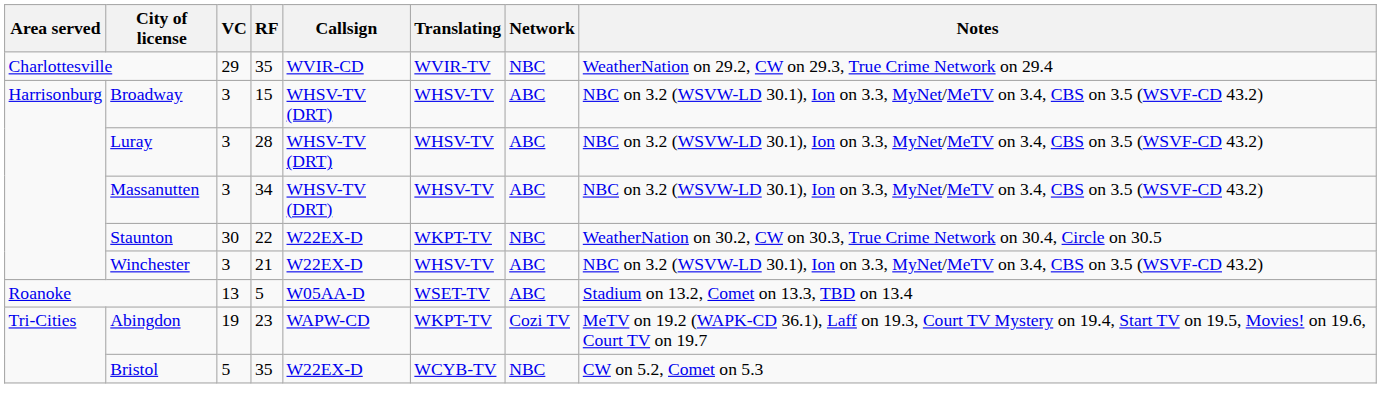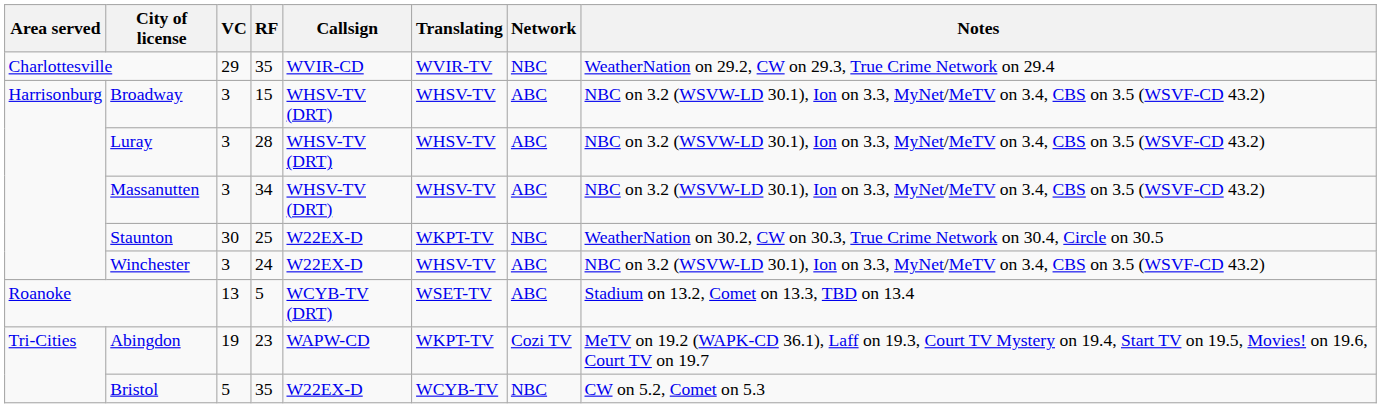(264, 237) 22 -> (264, 237) 25
(264, 265) 21 -> (264, 265) 24
(326, 293) W05AA-D -> (328, 302) WCYB-TV (DRT)
